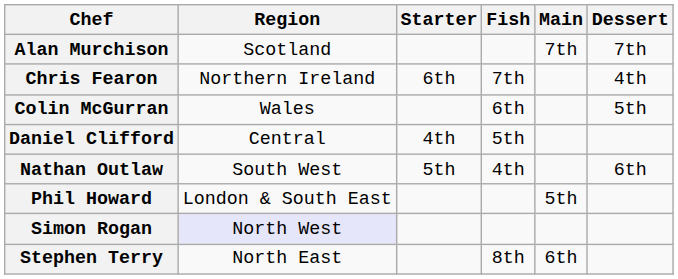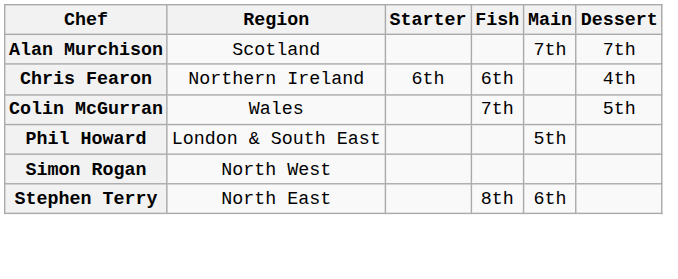(508, 79) 7th -> (497, 79) 6th
(508, 109) 6th -> (497, 109) 7th
- row: (92, 139)
- row: (92, 169)
(287, 229) lavender background -> (276, 169) no background
